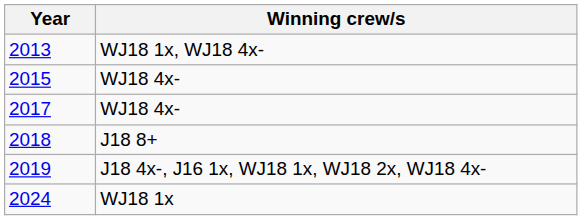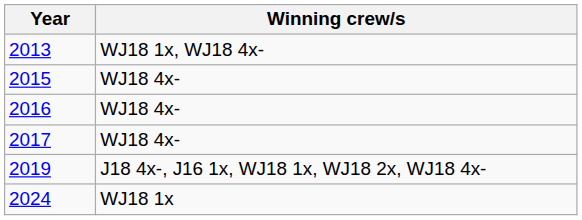+ row: (30, 109)
- row: (30, 139)
